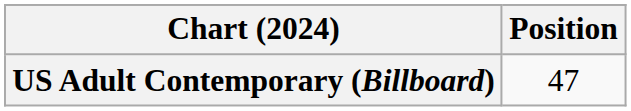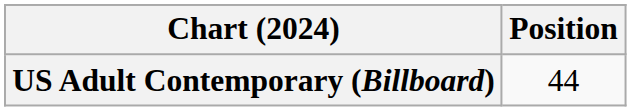(564, 79) 47 -> (564, 79) 44
